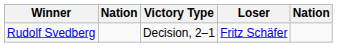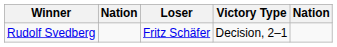columns swapped: (179, 13) <-> (254, 13)
